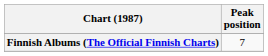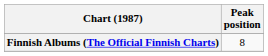(242, 42) 7 -> (242, 42) 8
